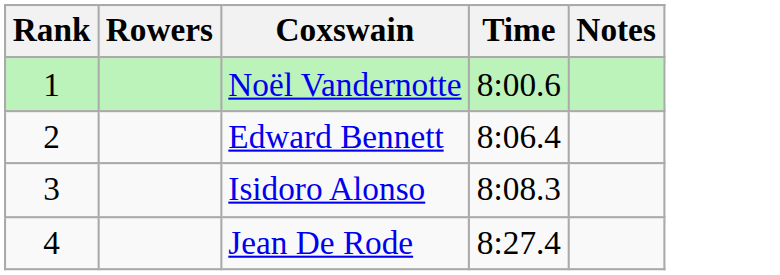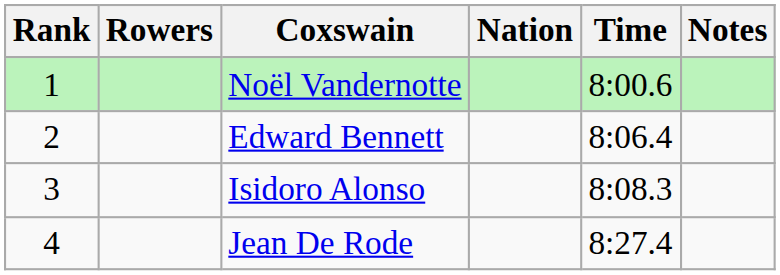+ column: (525, 30)
